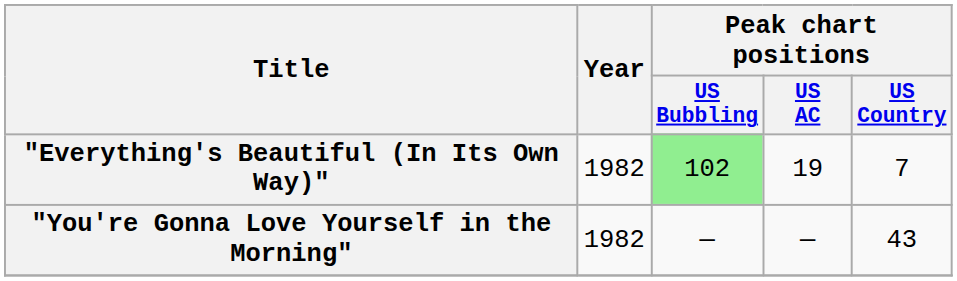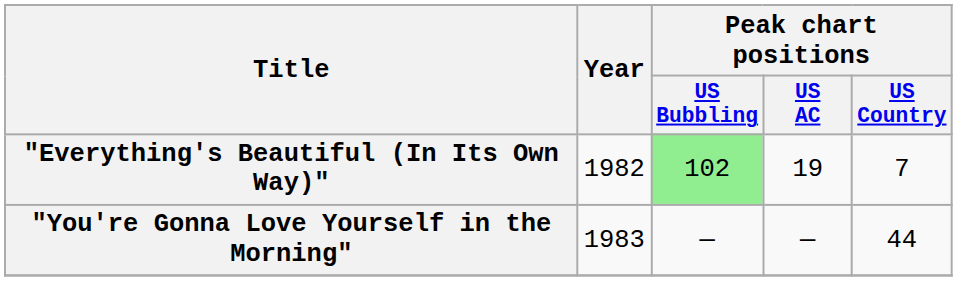(614, 240) 1982 -> (614, 240) 1983
(902, 240) 43 -> (902, 240) 44
